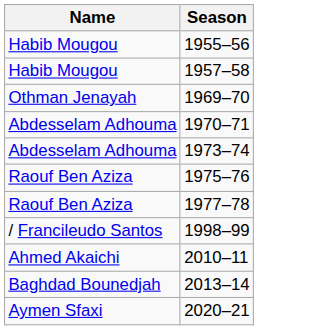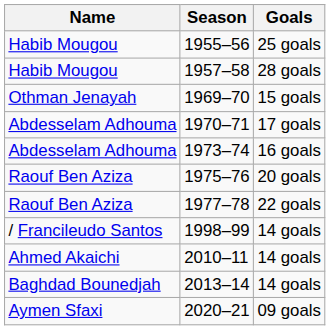+ column: (289, 17)
